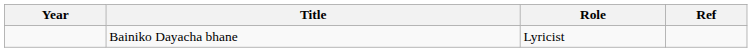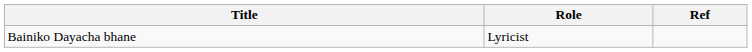- column: (55, 15)
